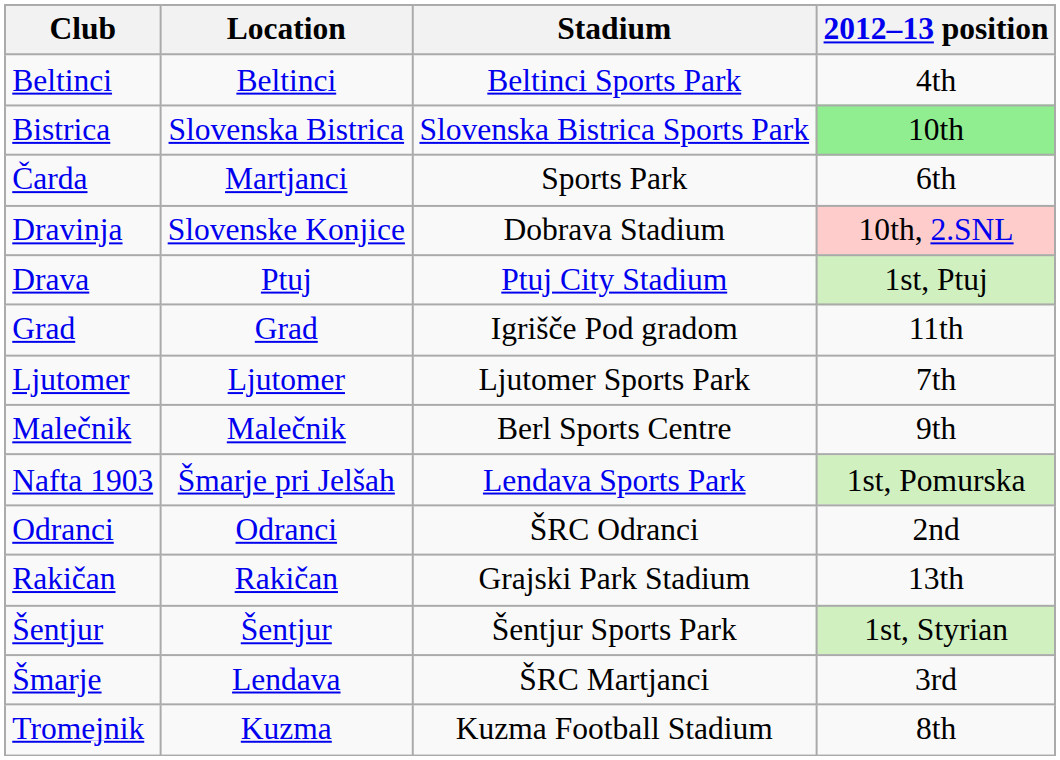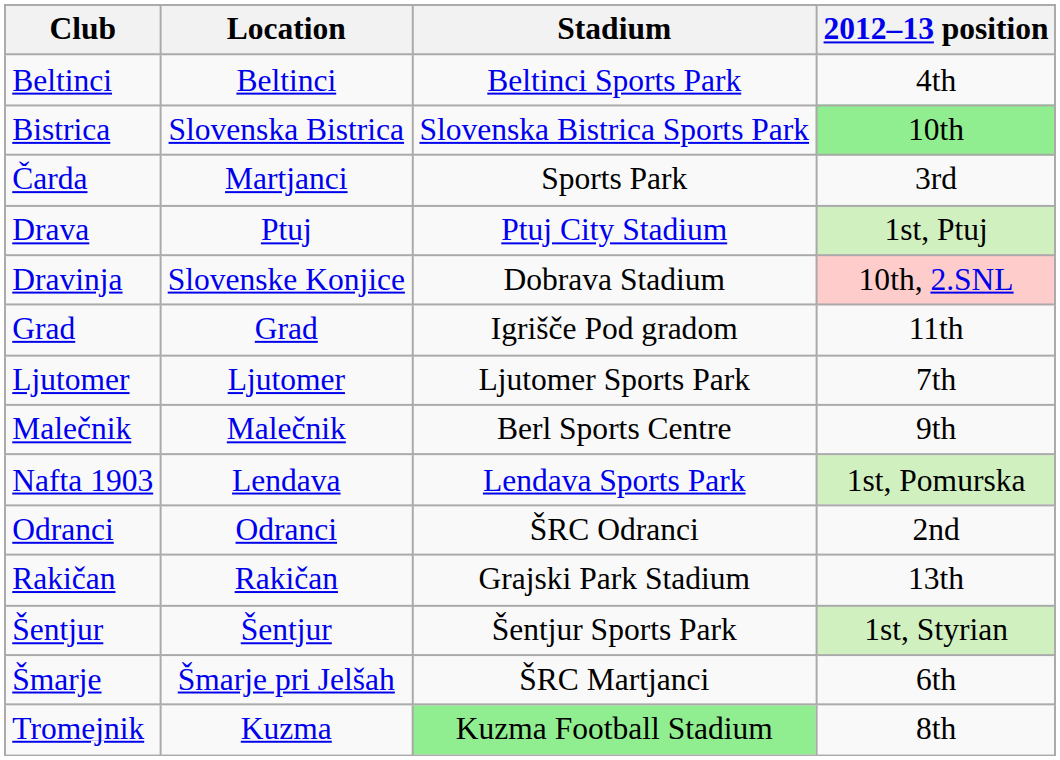(936, 179) 6th -> (936, 179) 3rd
rows swapped: (51, 279) <-> (67, 229)
(286, 479) Šmarje pri Jelšah -> (286, 479) Lendava
(286, 679) Lendava -> (286, 679) Šmarje pri Jelšah
(936, 679) 3rd -> (936, 679) 6th
(614, 729) no background -> (614, 729) lightgreen background
